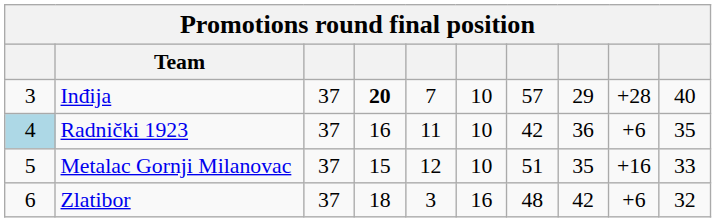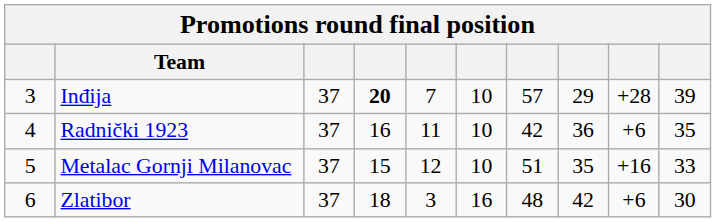(685, 96) 40 -> (685, 96) 39
(30, 130) lightblue background -> (30, 130) no background
(685, 199) 32 -> (685, 199) 30
